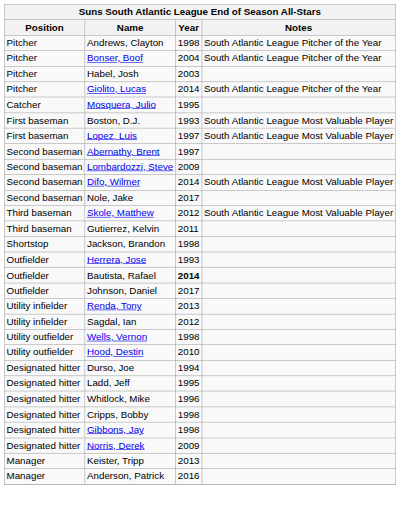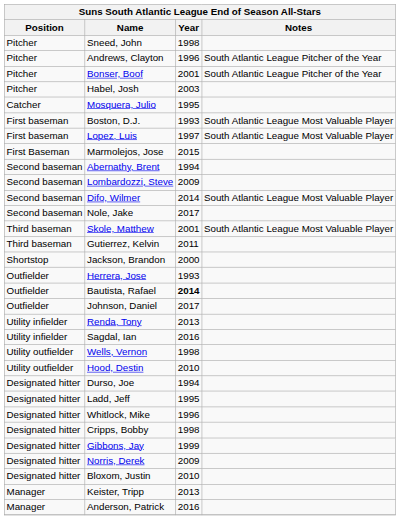+ row: (114, 43)
(189, 43) 1998 -> (189, 58) 1996
(189, 58) 2004 -> (189, 74) 2001
- row: (117, 89)
+ row: (125, 151)
(189, 151) 1997 -> (189, 167) 1994
(189, 213) 2012 -> (189, 228) 2001
(189, 244) 1998 -> (189, 259) 2000
(189, 321) 2012 -> (189, 337) 2016
(189, 430) 1998 -> (189, 445) 1999
+ row: (119, 476)
